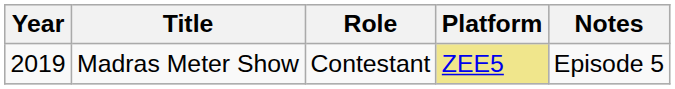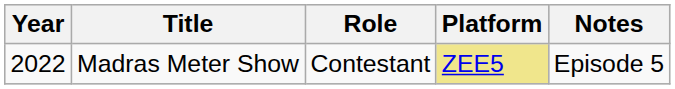(38, 63) 2019 -> (38, 63) 2022
